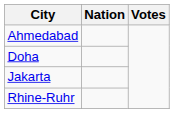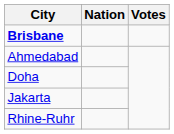+ row: (36, 35)
